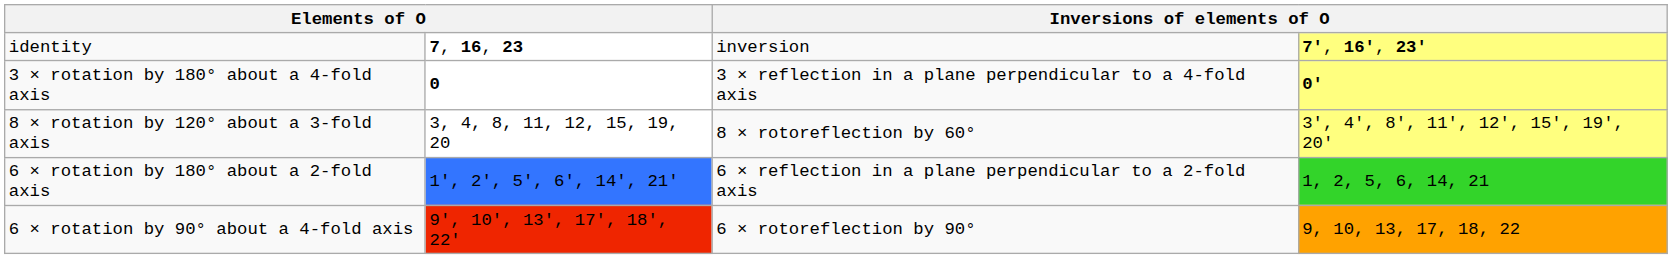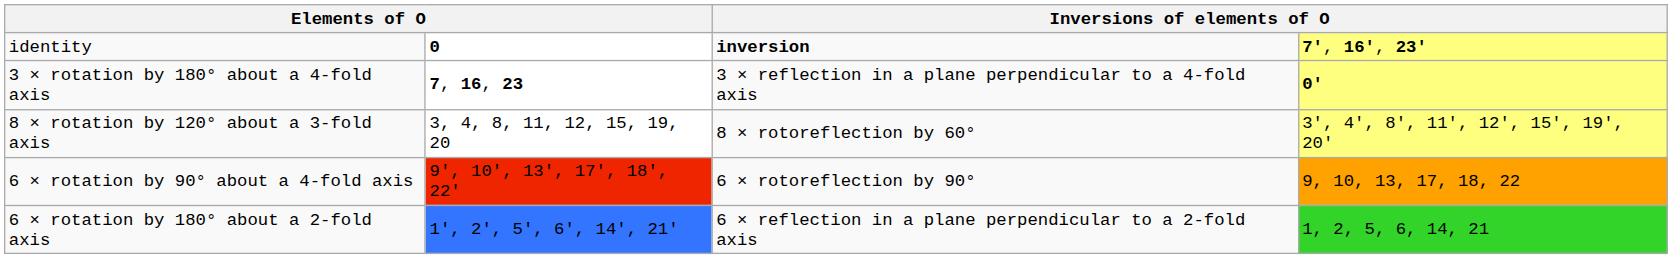(476, 47) 7, 16, 23 -> (435, 47) 0
(763, 47) normal -> (763, 47) bold
(435, 85) 0 -> (476, 85) 7, 16, 23
rows swapped: (190, 181) <-> (211, 229)
